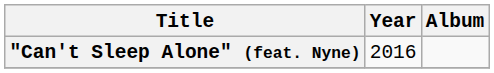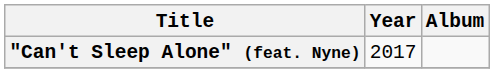(393, 52) 2016 -> (393, 52) 2017
